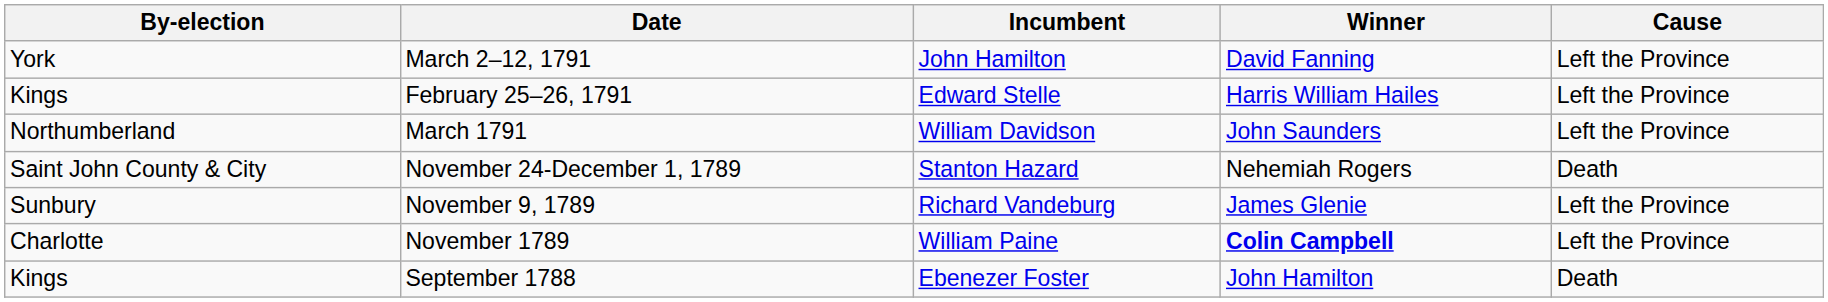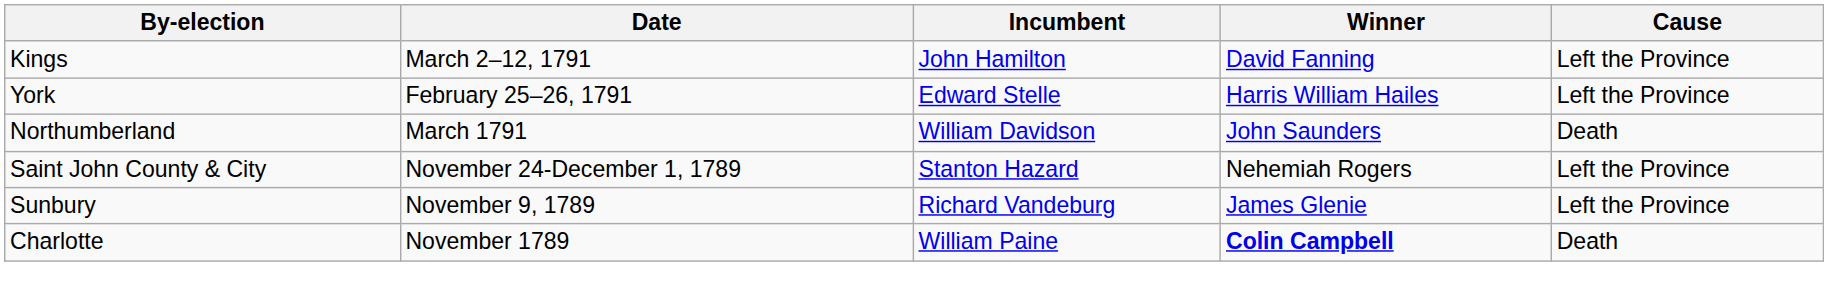(33, 59) York -> (39, 59) Kings
(39, 95) Kings -> (33, 95) York
(1643, 132) Left the Province -> (1587, 132) Death
(1587, 168) Death -> (1643, 168) Left the Province
(1643, 242) Left the Province -> (1587, 242) Death
- row: (491, 278)
